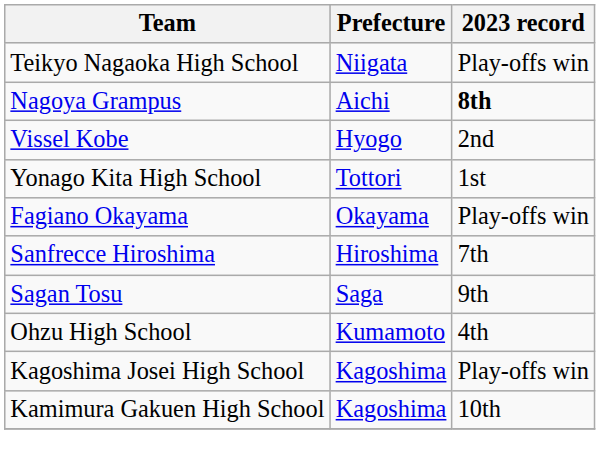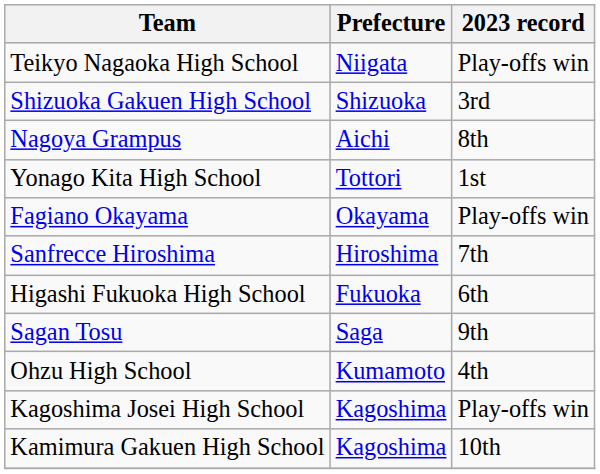+ row: (161, 100)
(475, 100) bold -> (473, 139) normal
- row: (69, 139)
+ row: (158, 293)
